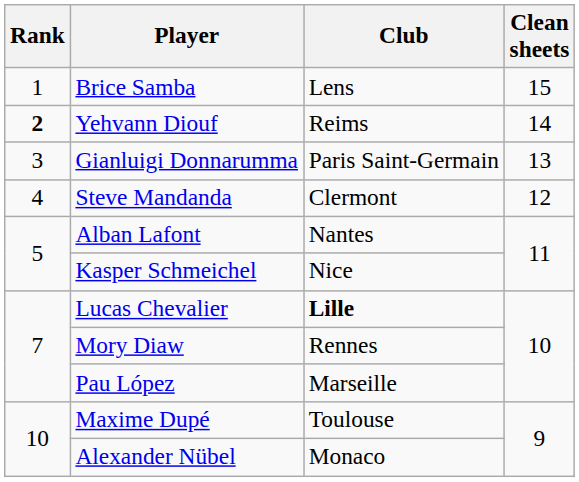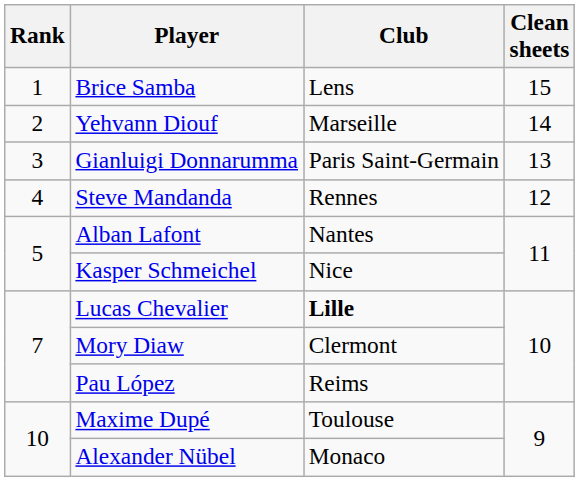(37, 123) bold -> (37, 123) normal
(339, 123) Reims -> (353, 123) Marseille
(353, 197) Clermont -> (343, 197) Rennes
(343, 345) Rennes -> (353, 345) Clermont
(353, 382) Marseille -> (339, 382) Reims
